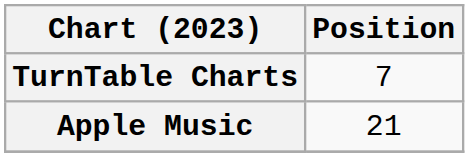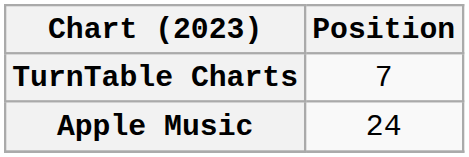(384, 126) 21 -> (384, 126) 24
